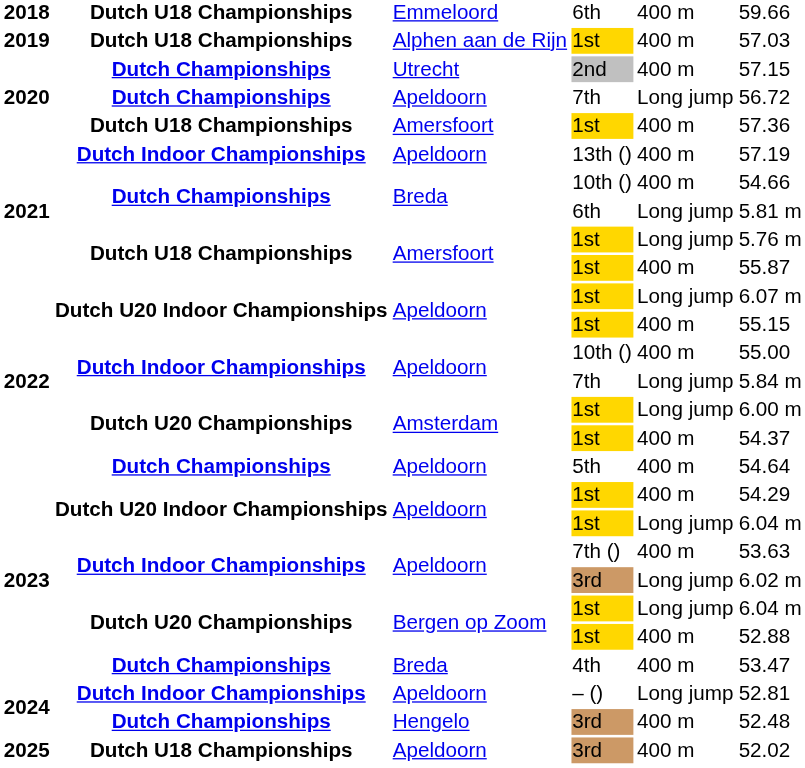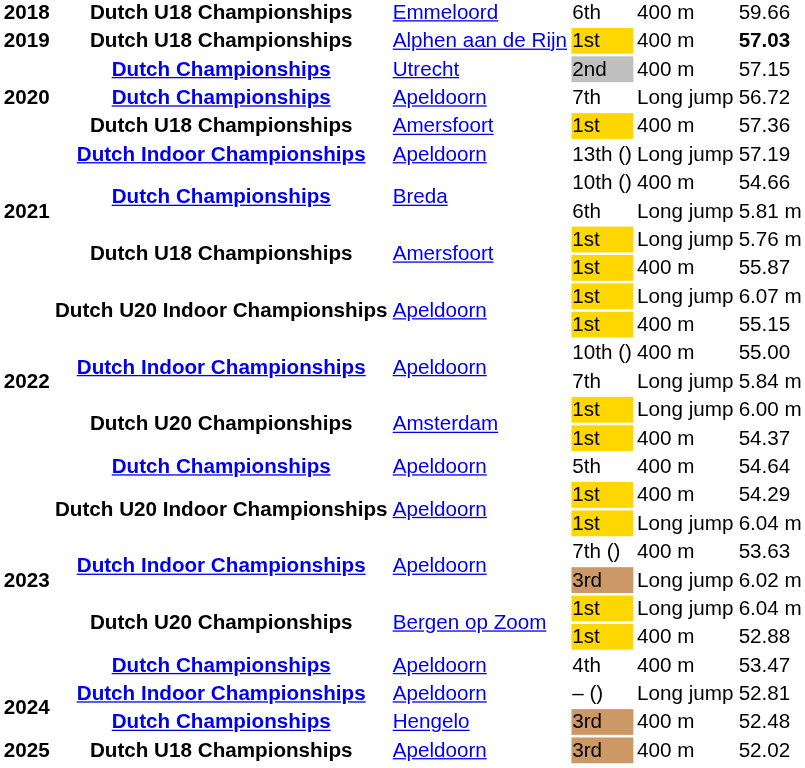(764, 40) normal -> (764, 40) bold
(666, 154) 400 m -> (685, 154) Long jump
(420, 665) Breda -> (440, 665) Apeldoorn
